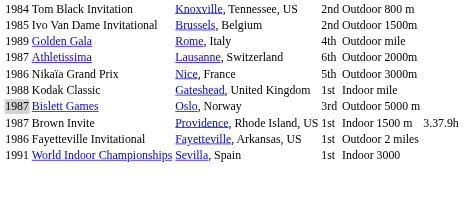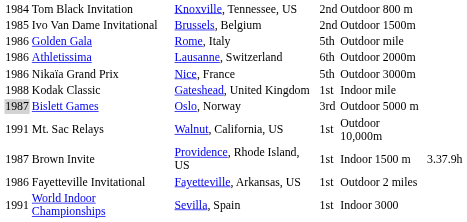(17, 41) 1989 -> (17, 41) 1986
(329, 41) 4th -> (327, 41) 5th
(17, 57) 1987 -> (17, 57) 1986
+ row: (68, 129)
